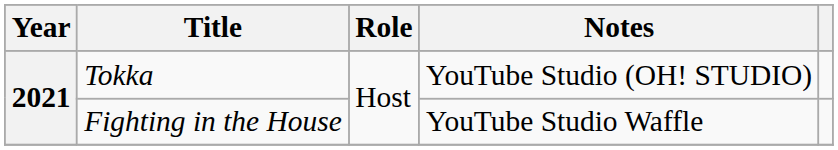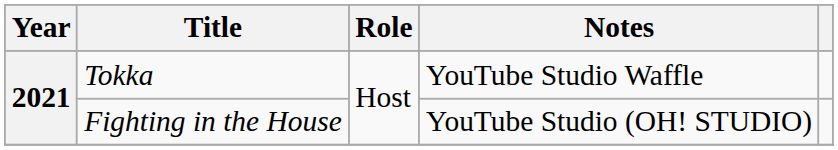(619, 74) YouTube Studio (OH! STUDIO) -> (565, 74) YouTube Studio Waffle
(565, 121) YouTube Studio Waffle -> (619, 121) YouTube Studio (OH! STUDIO)
